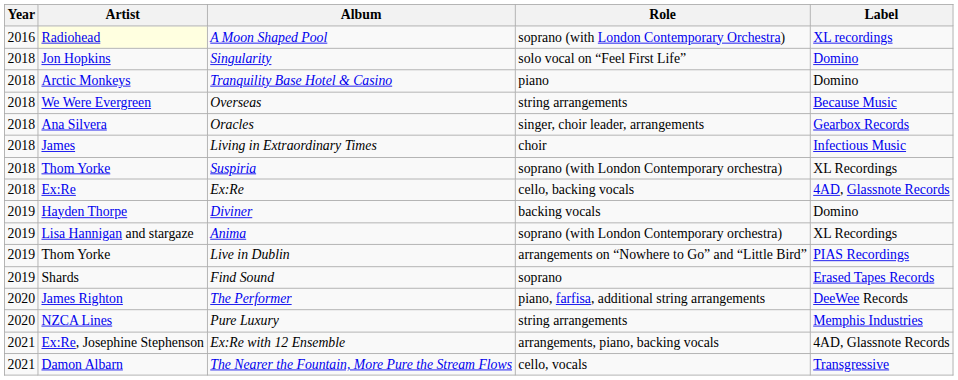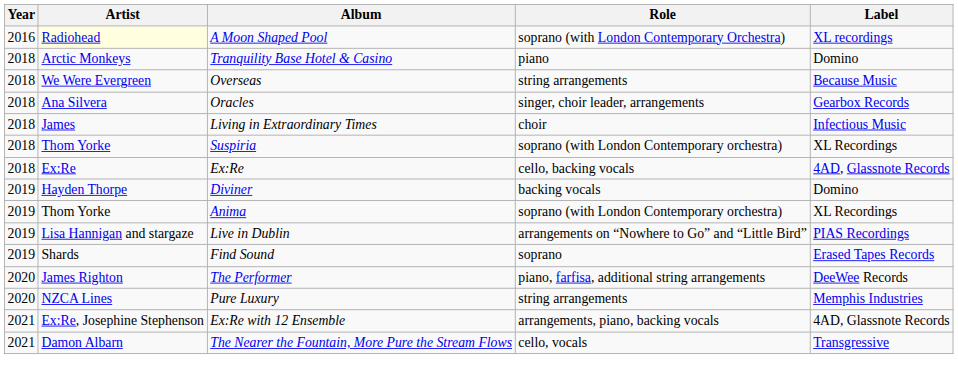- row: (241, 59)
(118, 233) Lisa Hannigan and stargaze -> (76, 211) Thom Yorke
(76, 255) Thom Yorke -> (118, 233) Lisa Hannigan and stargaze
